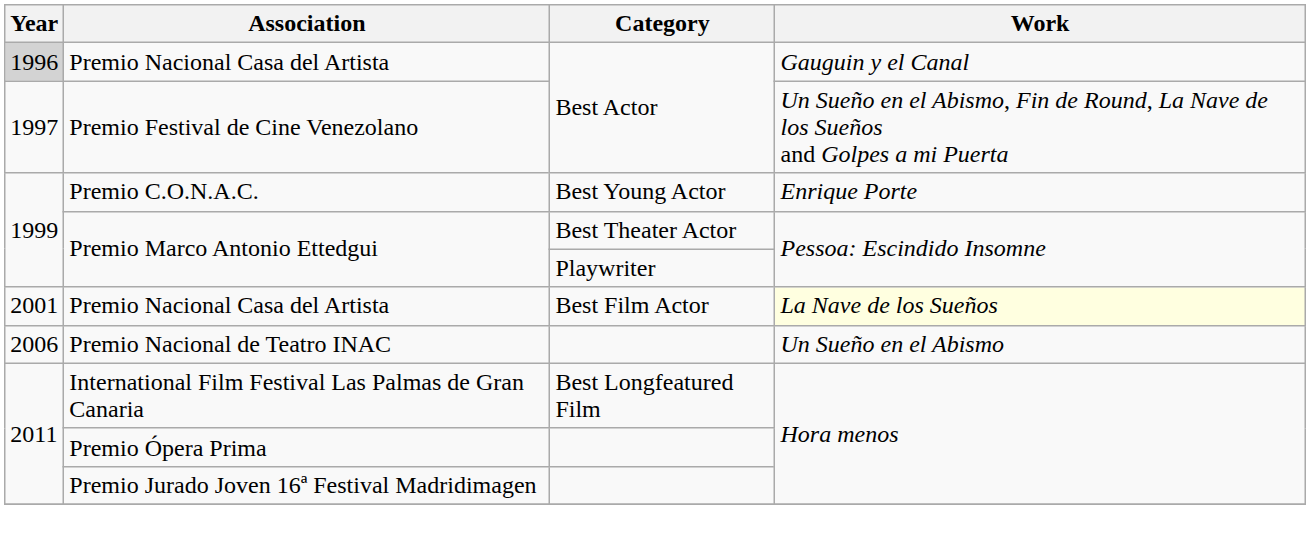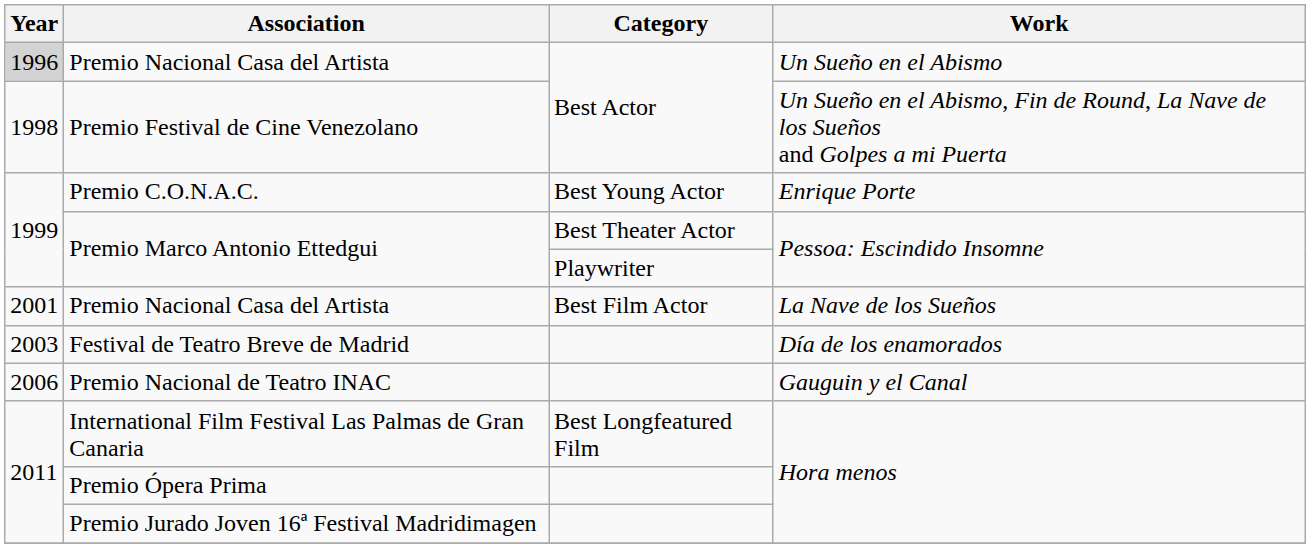(875, 61) Gauguin y el Canal -> (890, 61) Un Sueño en el Abismo
(34, 126) 1997 -> (34, 126) 1998
(889, 305) lightyellow background -> (887, 305) no background
+ row: (239, 343)
(892, 343) Un Sueño en el Abismo -> (873, 382) Gauguin y el Canal
